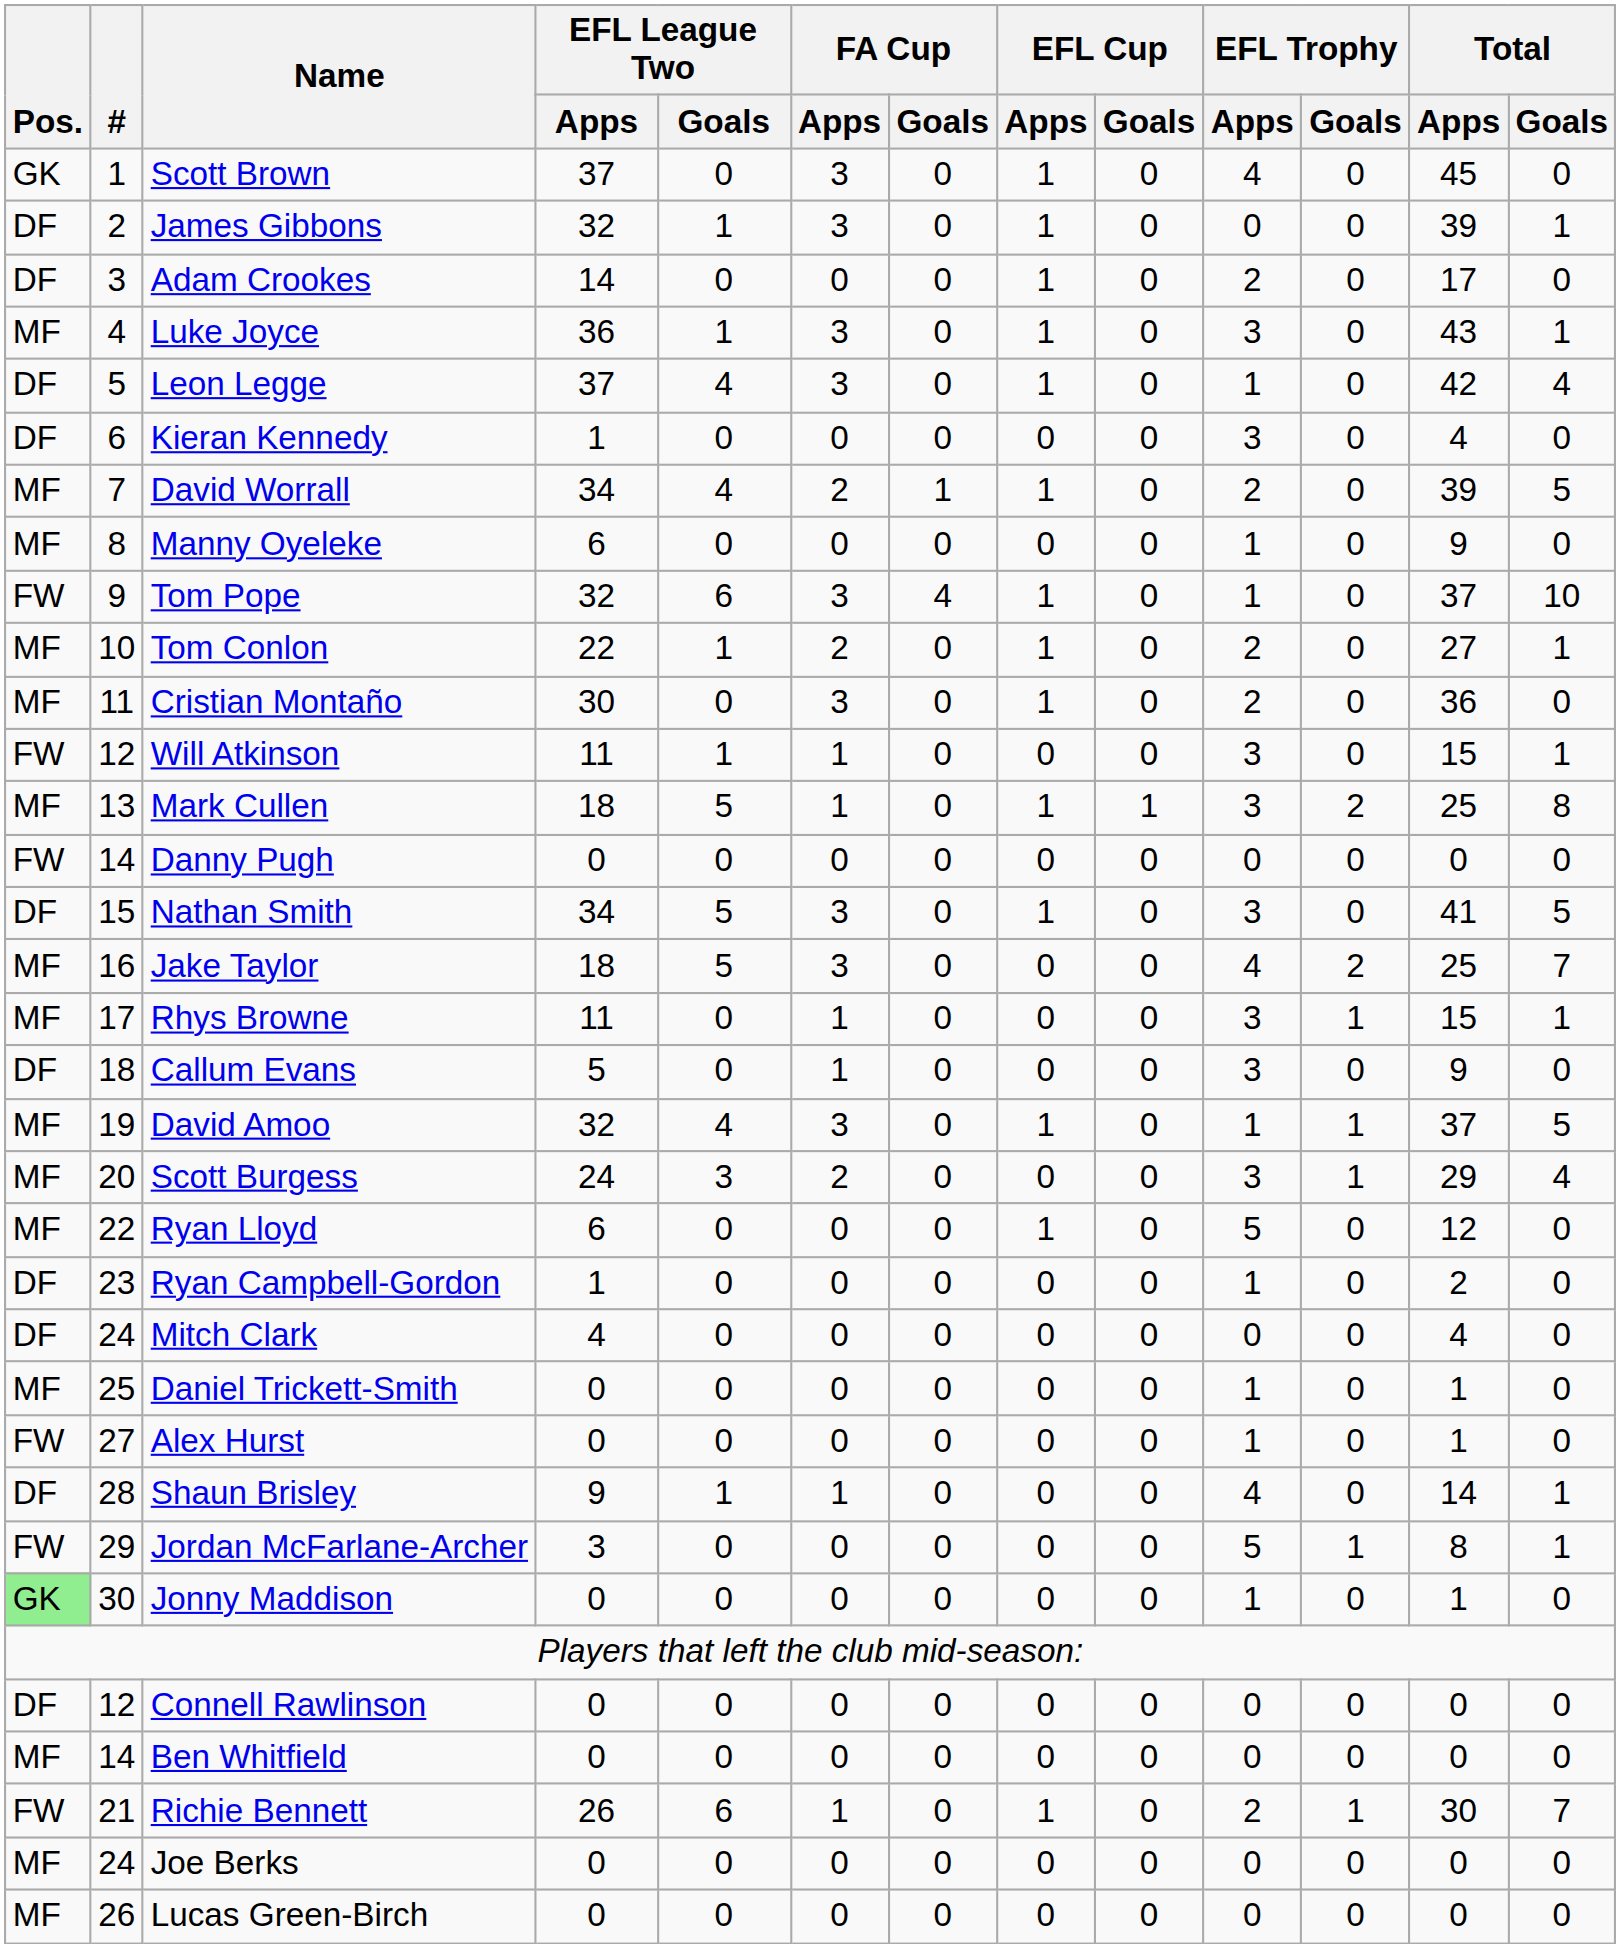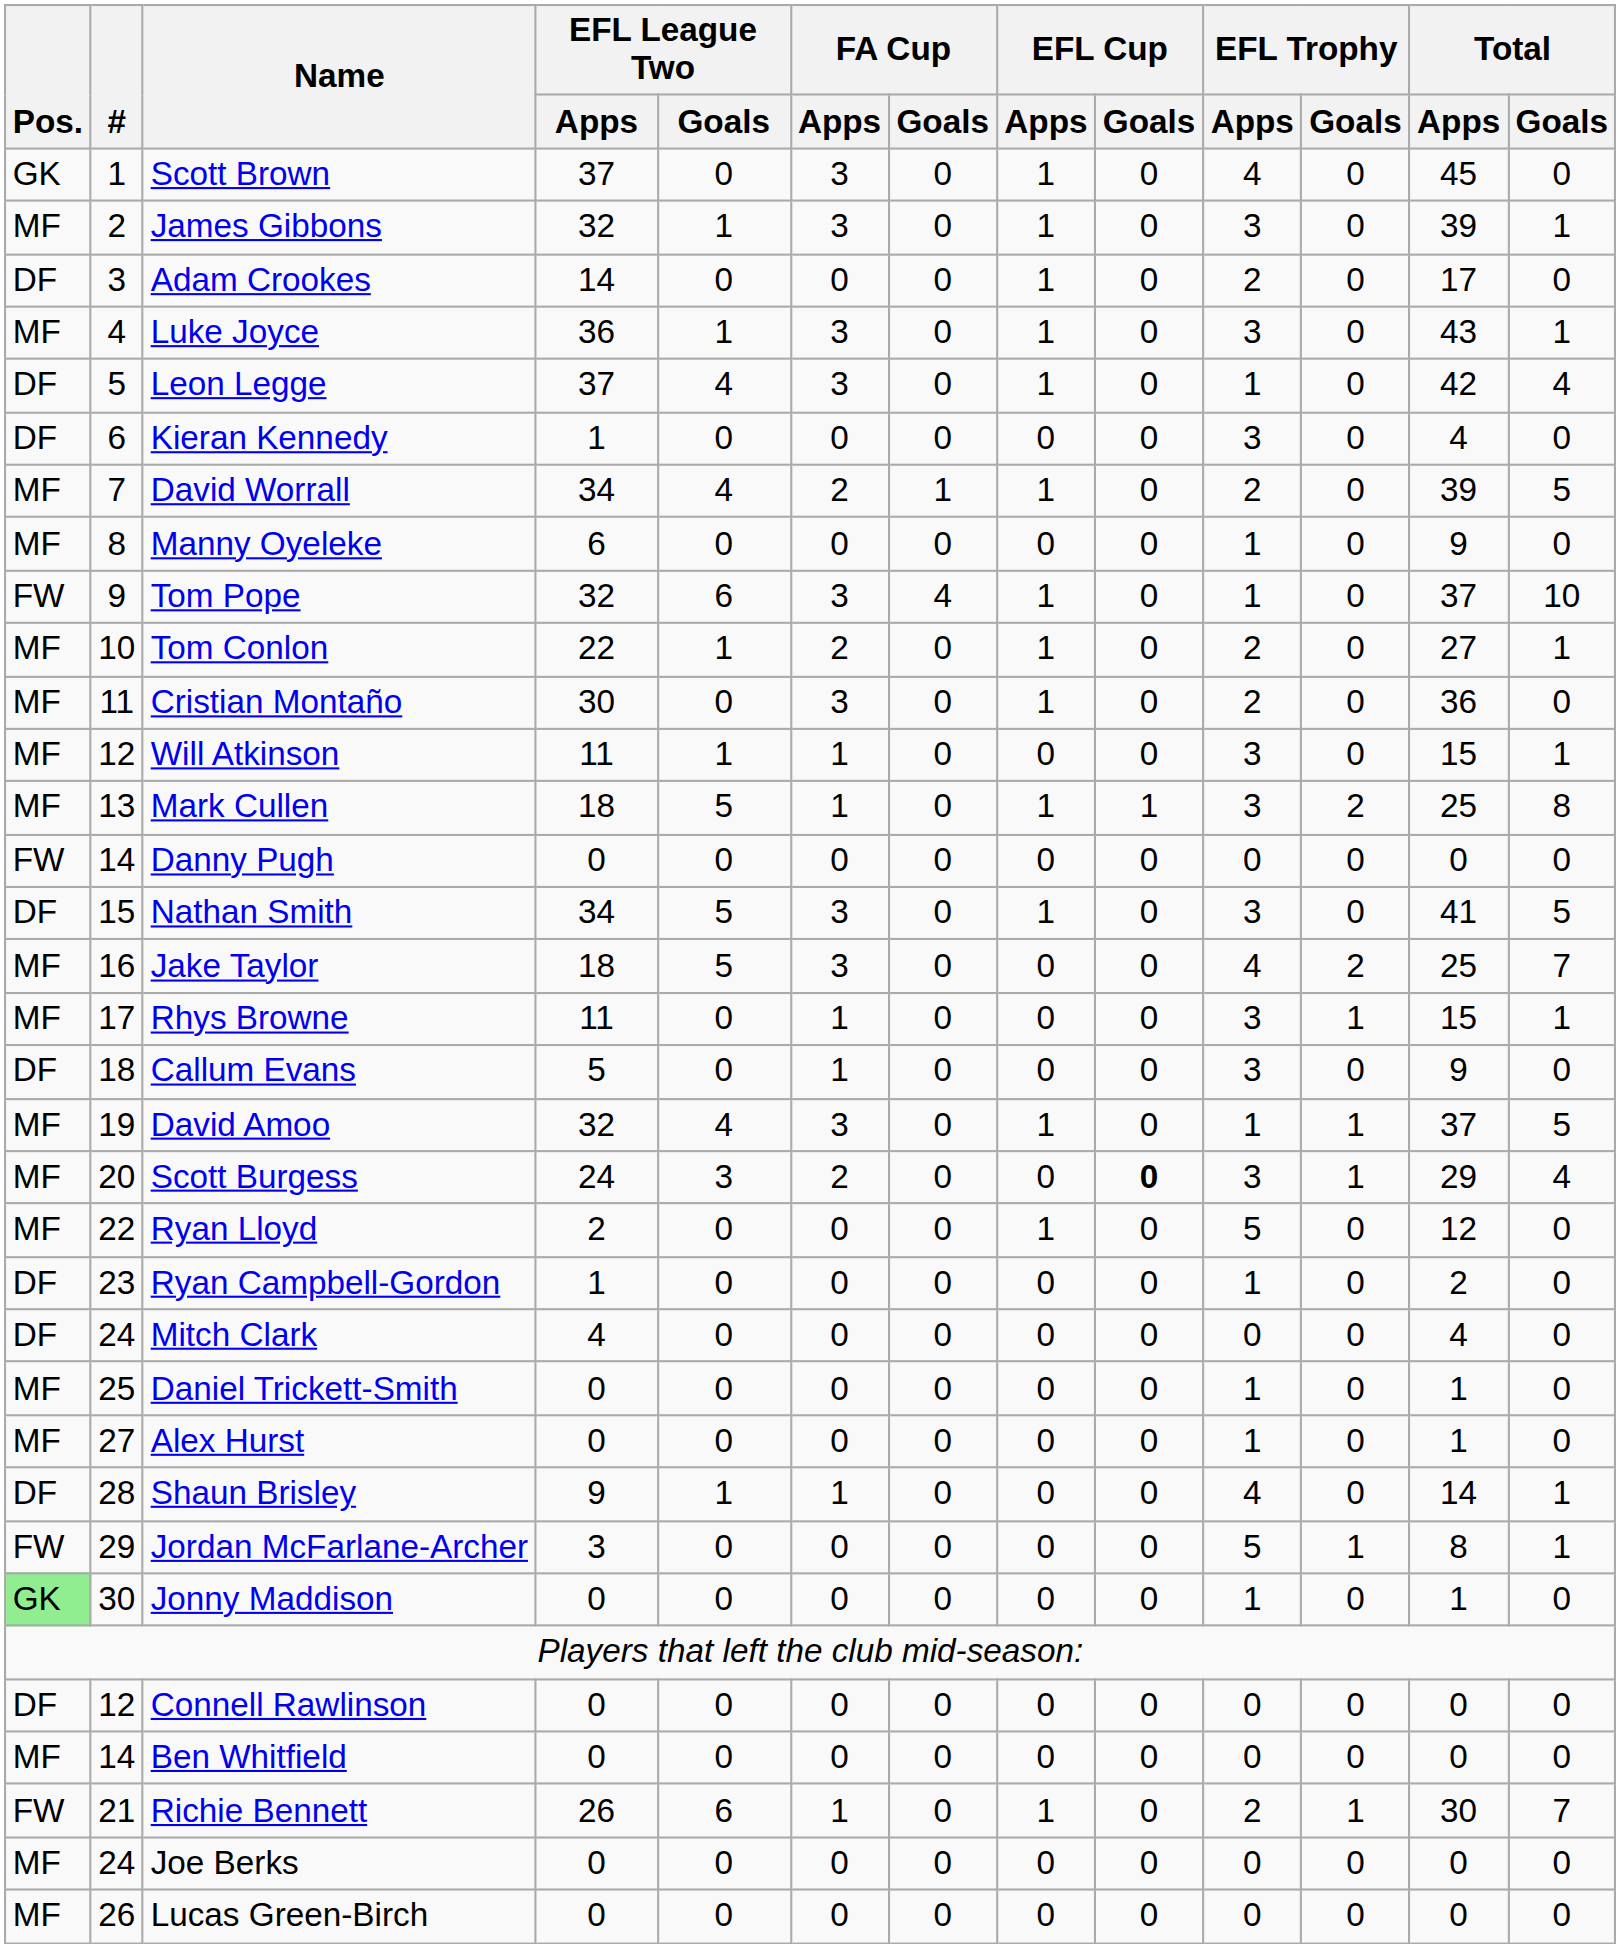(35, 226) DF -> (37, 226) MF
(1252, 226) 0 -> (1252, 226) 3
(39, 754) FW -> (37, 754) MF
(1149, 1176) normal -> (1149, 1176) bold
(596, 1229) 6 -> (596, 1229) 2
(39, 1440) FW -> (37, 1440) MF
